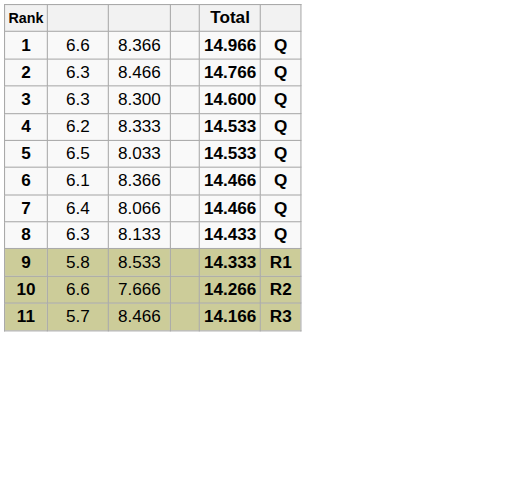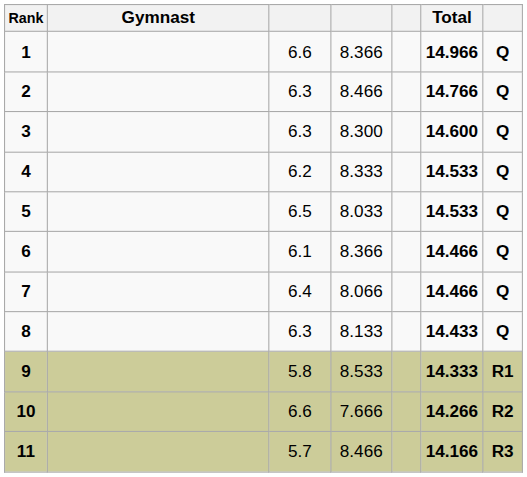+ column: (158, 18)
